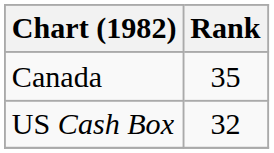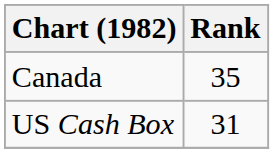(225, 123) 32 -> (225, 123) 31
